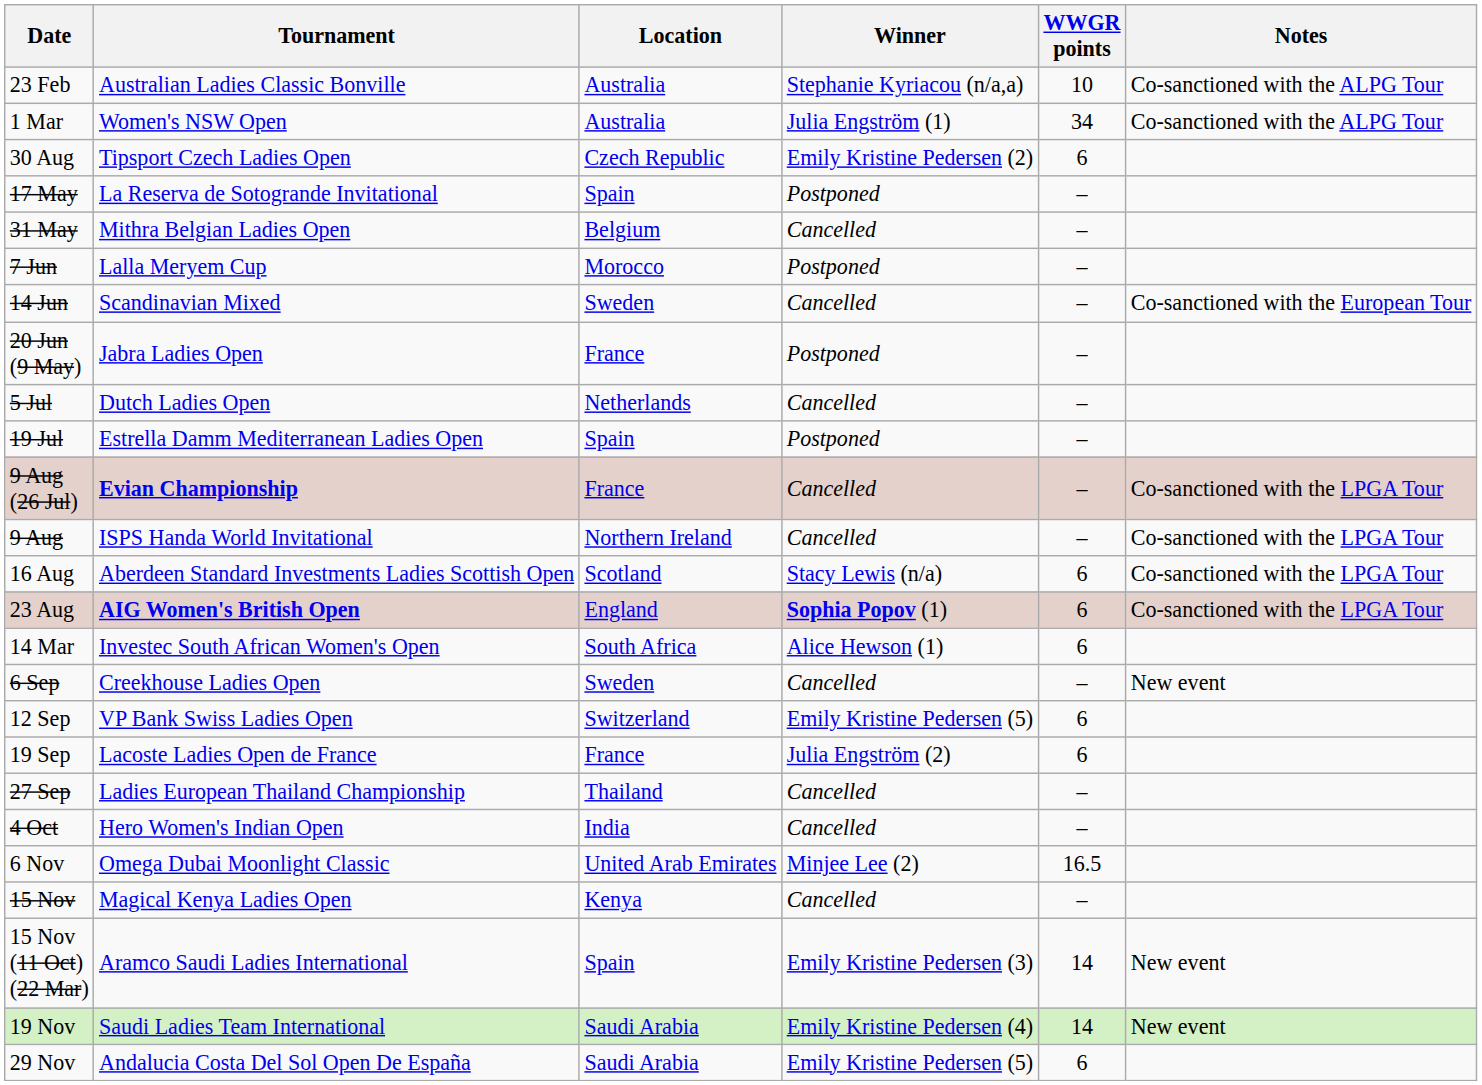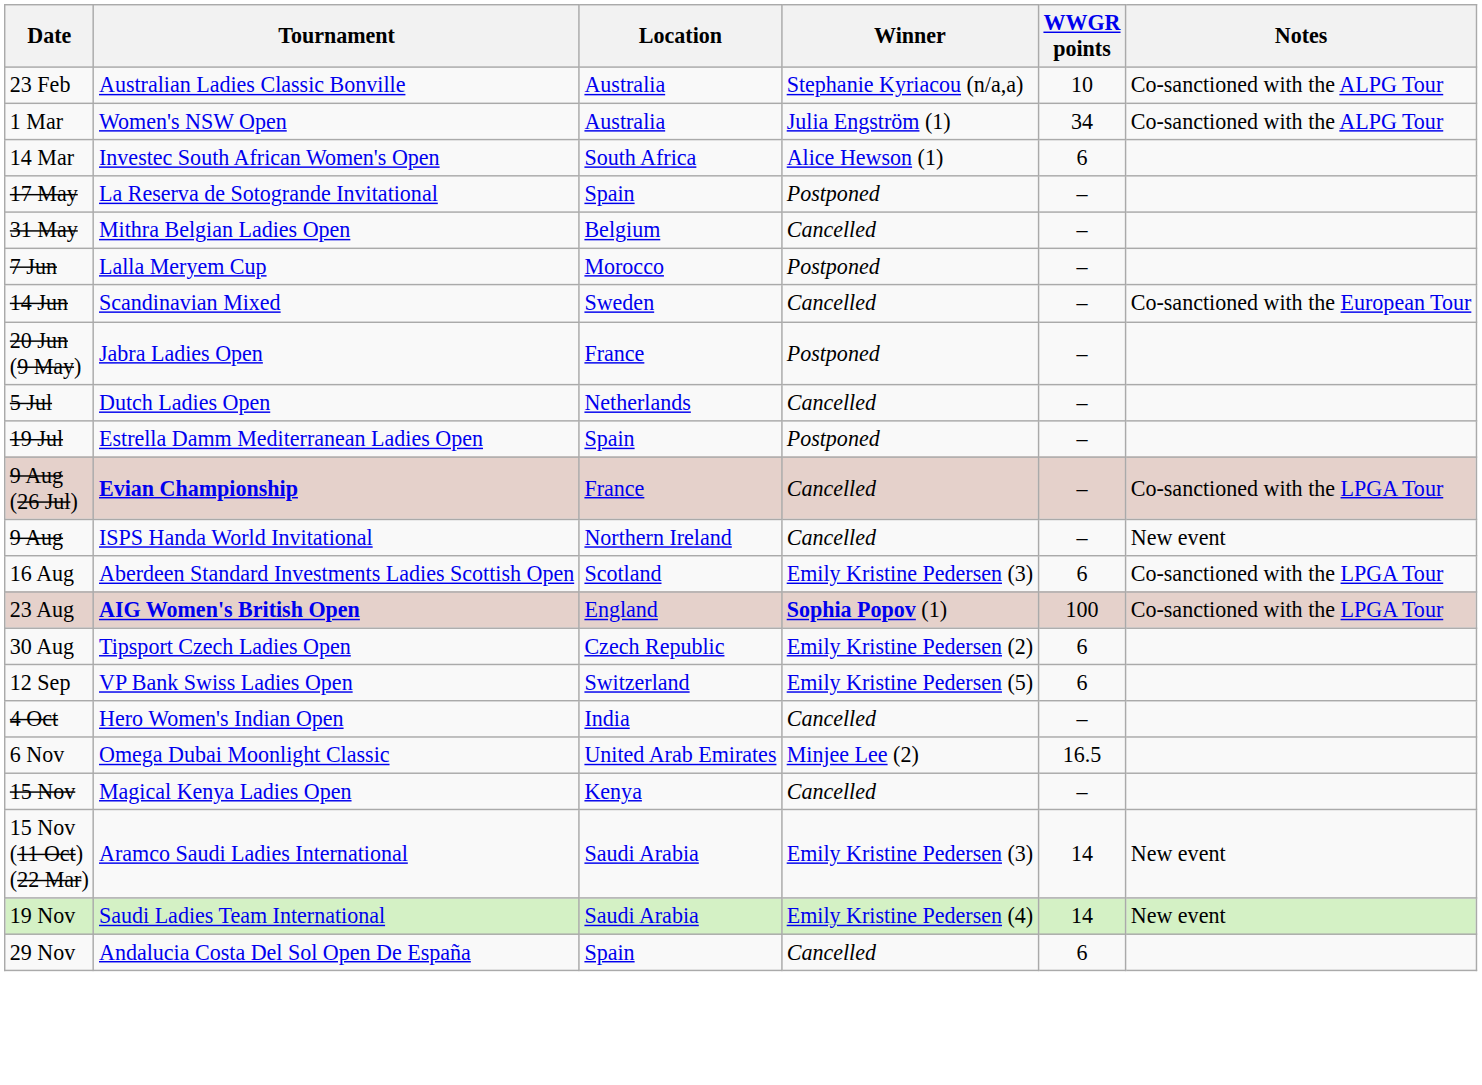rows swapped: (42, 646) <-> (42, 157)
(1287, 537) Co-sanctioned with the LPGA Tour -> (1178, 537) New event
(864, 573) Stacy Lewis (n/a) -> (910, 573) Emily Kristine Pedersen (3)
(1082, 609) 6 -> (1082, 609) 100
- row: (35, 682)
- row: (40, 755)
- row: (40, 791)
(610, 963) Spain -> (642, 854) Saudi Arabia
(642, 1061) Saudi Arabia -> (610, 952) Spain
(910, 1061) Emily Kristine Pedersen (5) -> (831, 952) Cancelled
